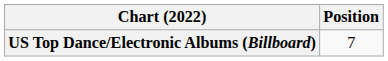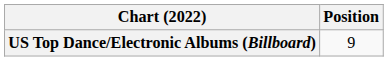(351, 42) 7 -> (351, 42) 9
